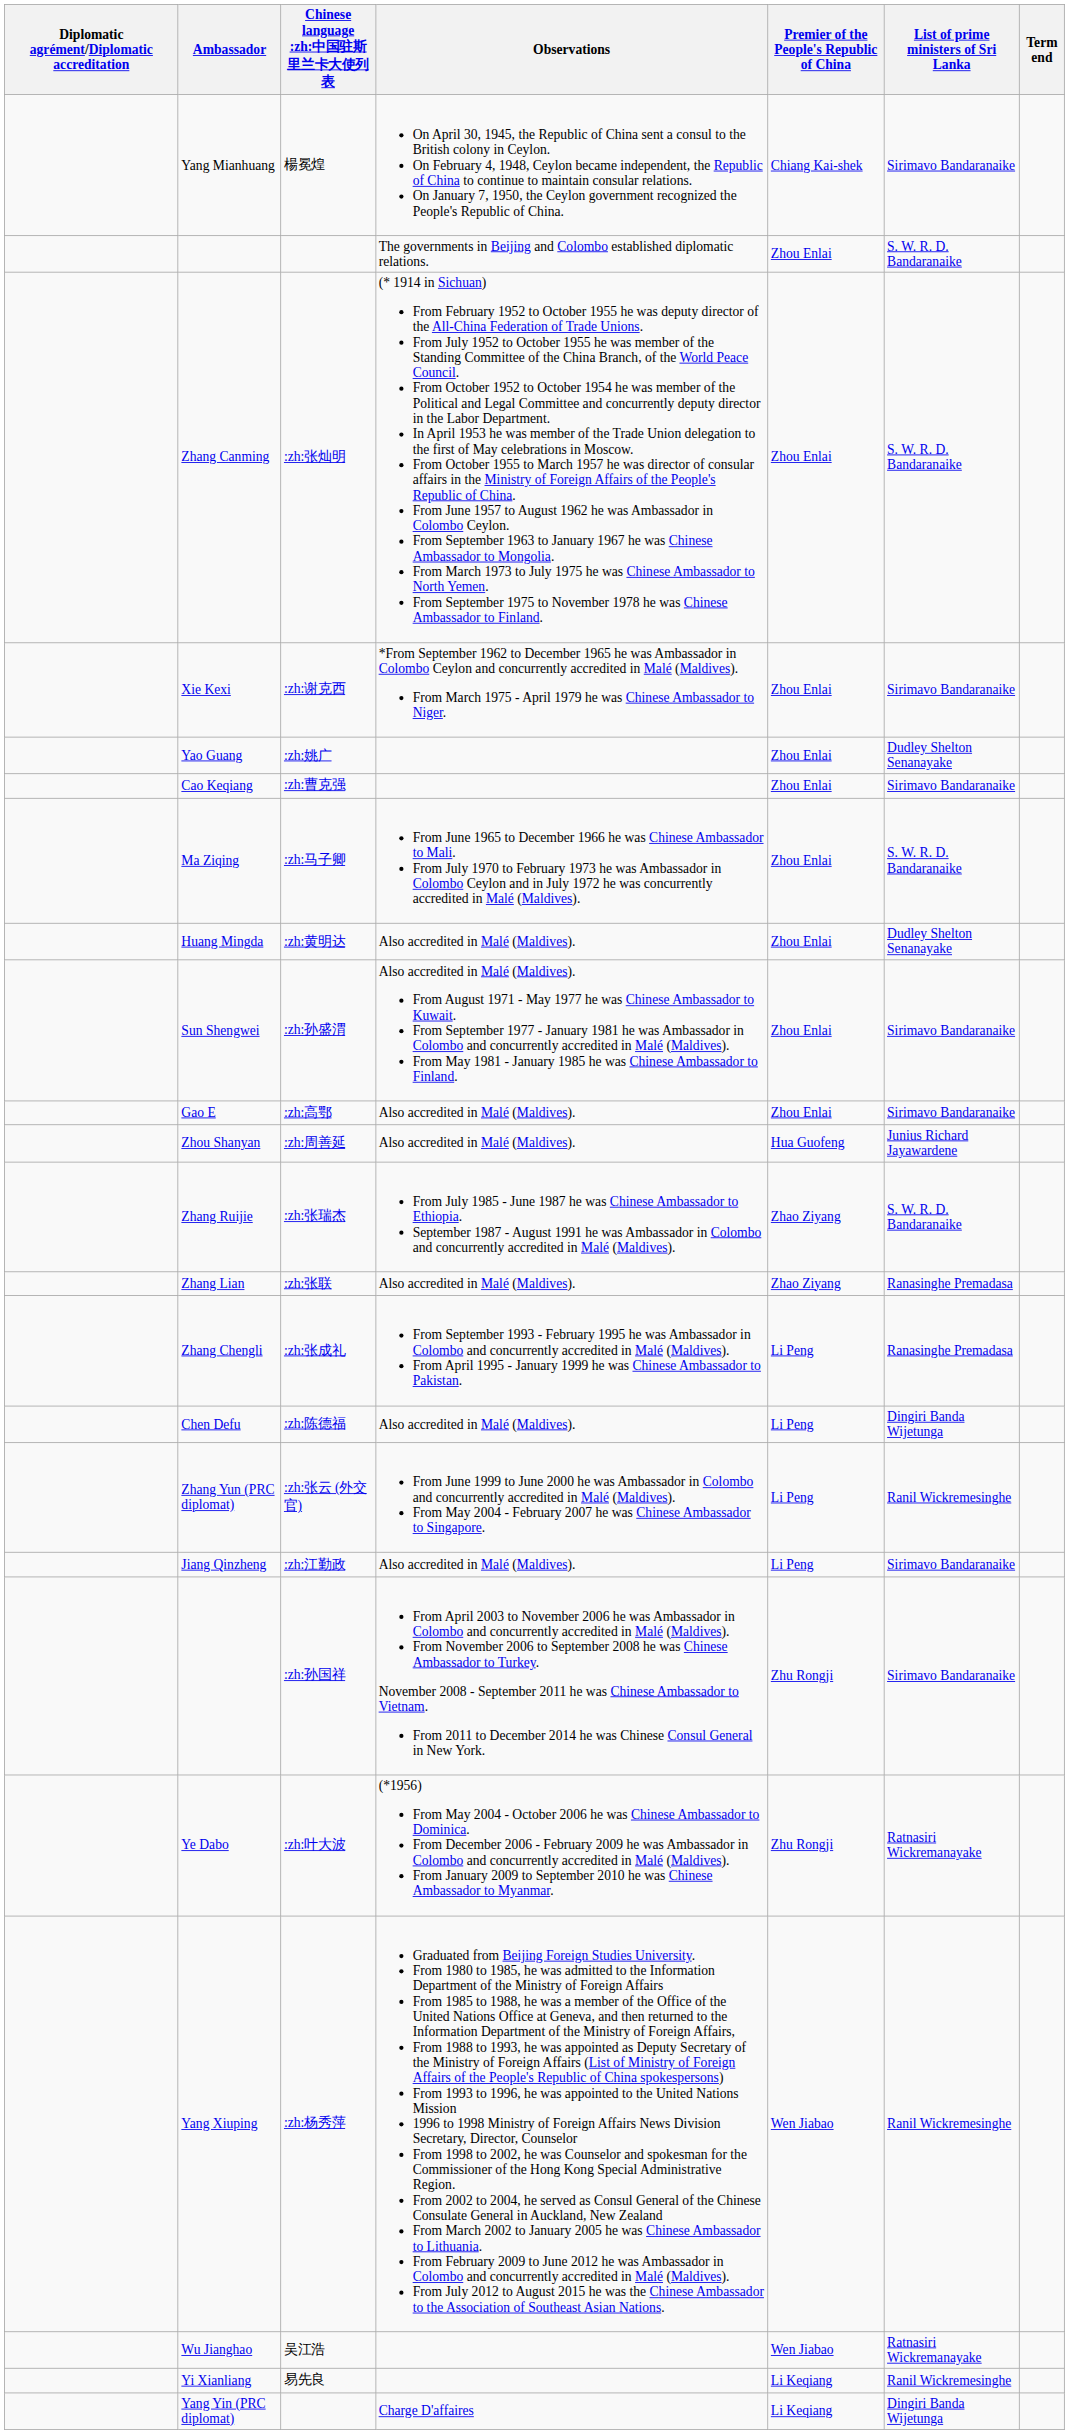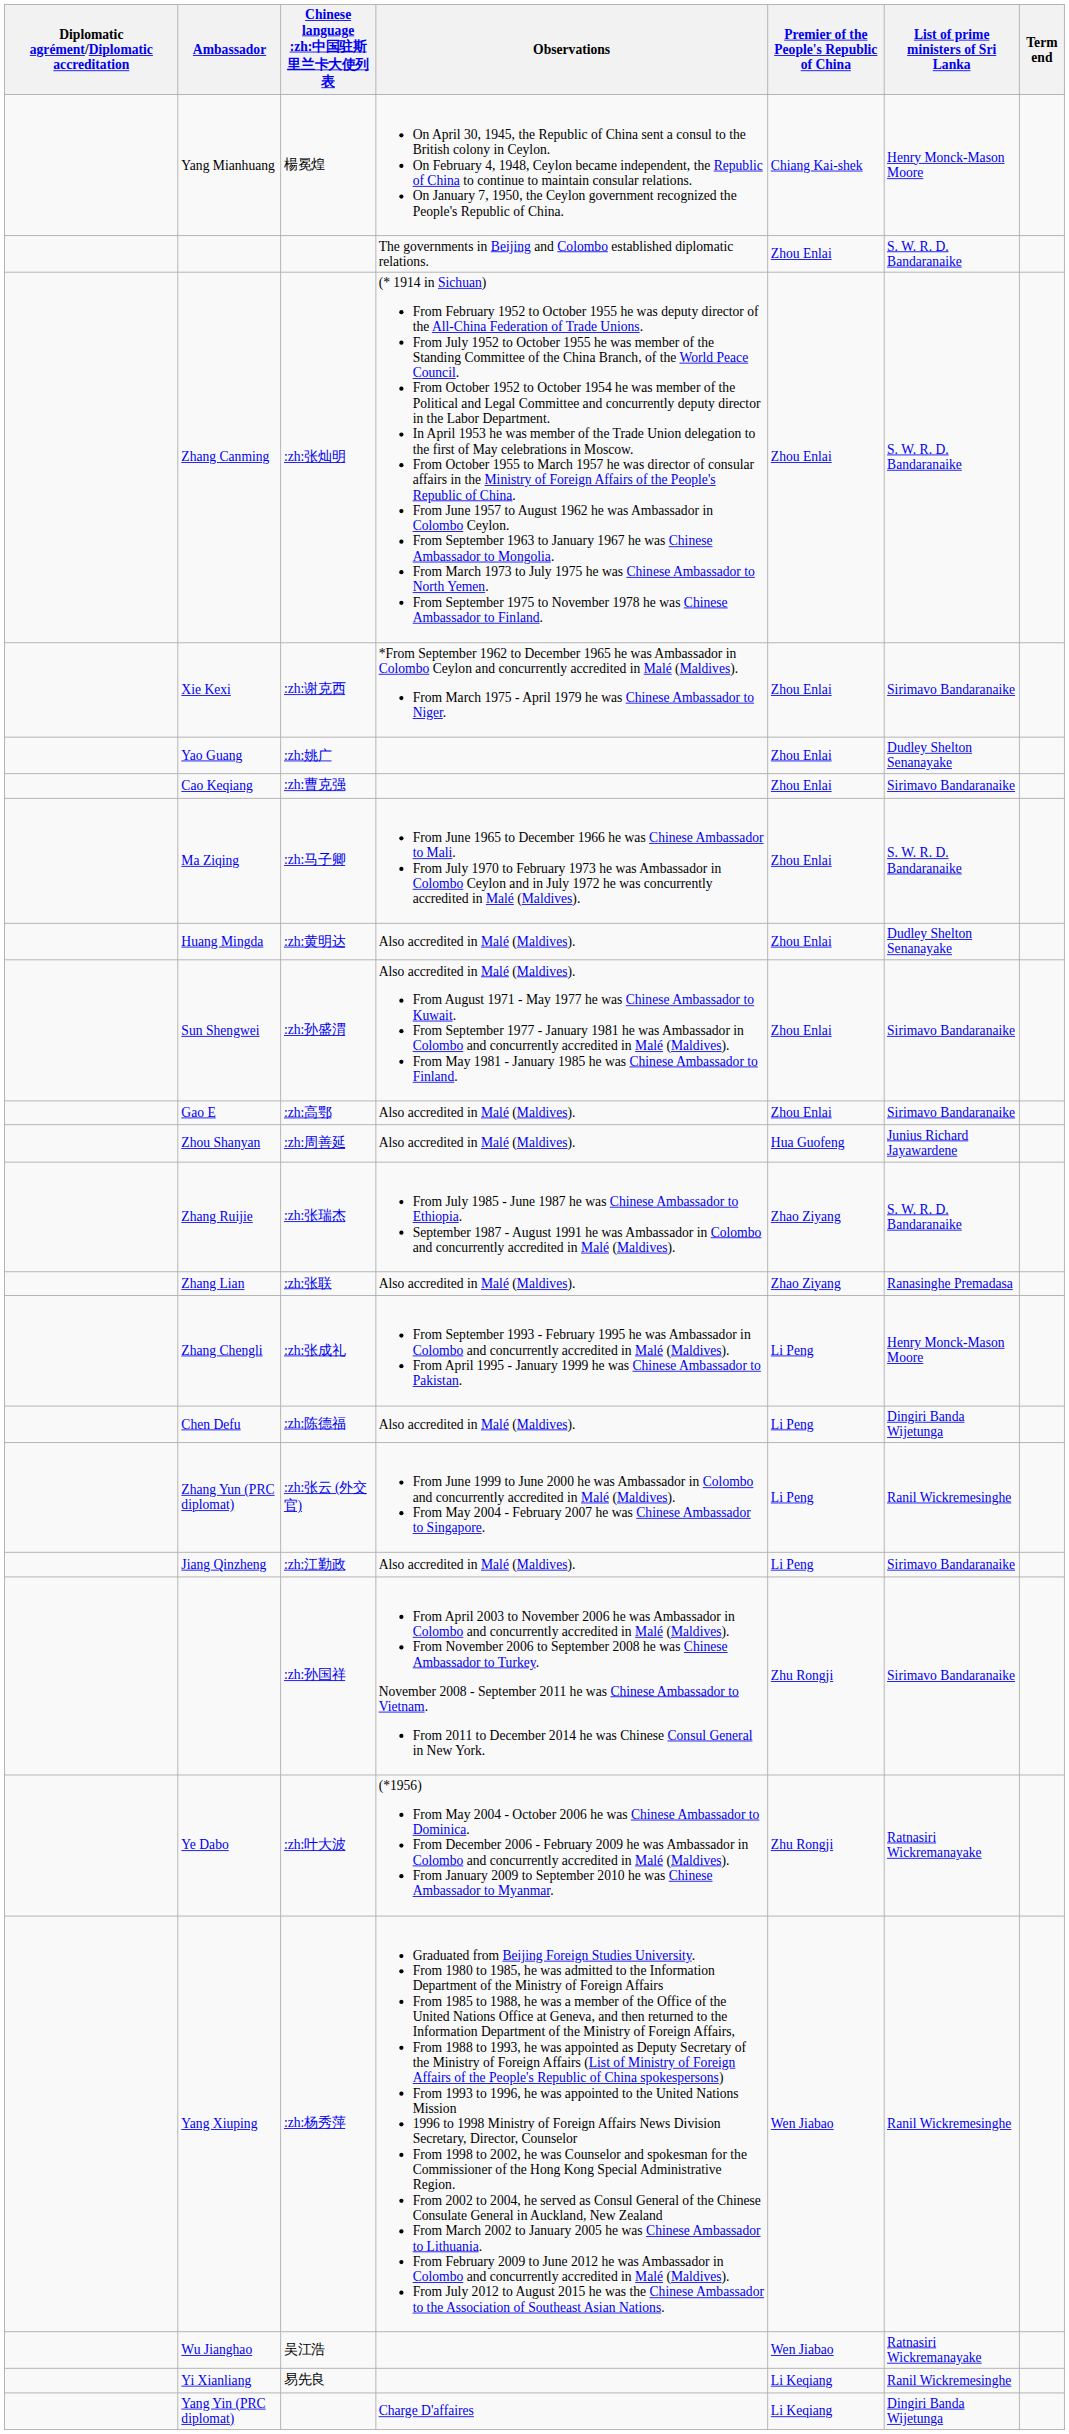(951, 165) Sirimavo Bandaranaike -> (946, 165) Henry Monck-Mason Moore
(950, 1350) Ranasinghe Premadasa -> (946, 1350) Henry Monck-Mason Moore
